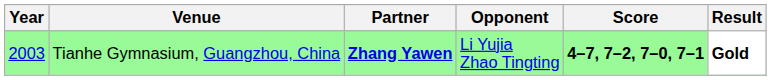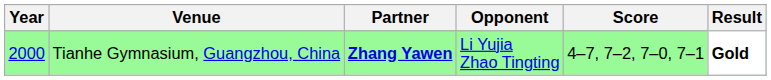(27, 53) 2003 -> (27, 53) 2000
(636, 53) bold -> (636, 53) normal
